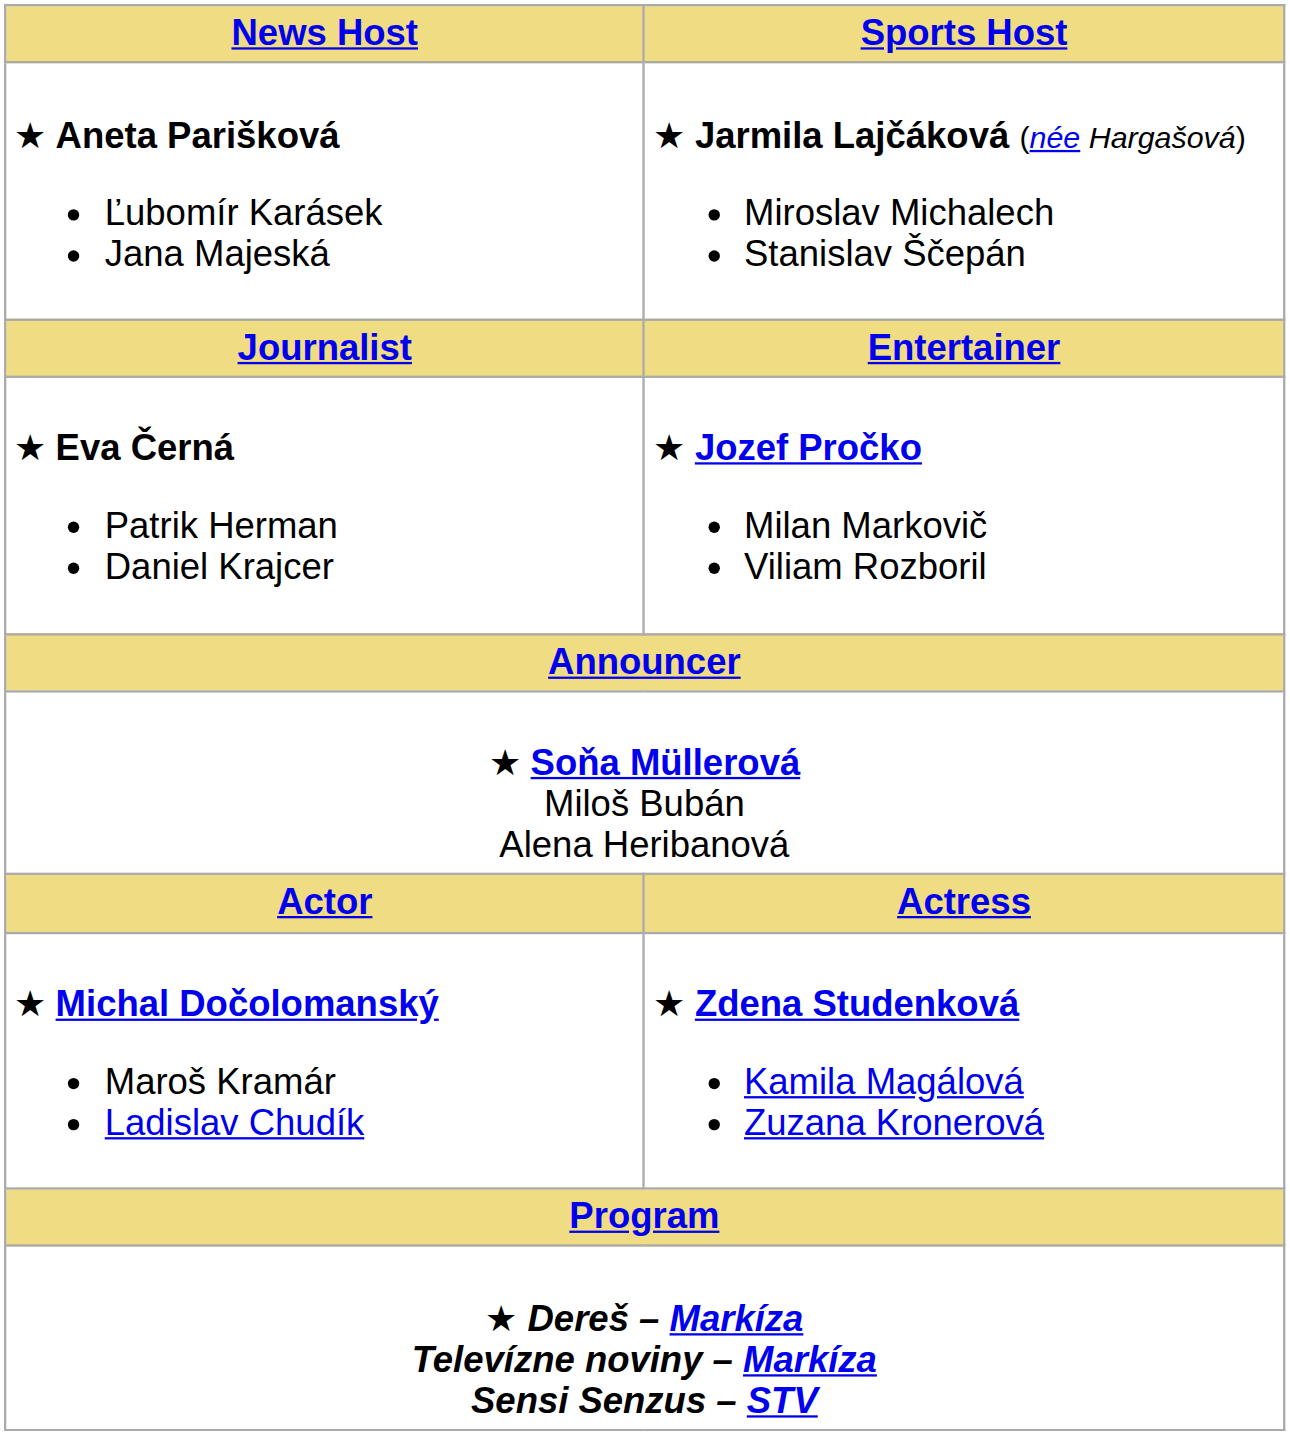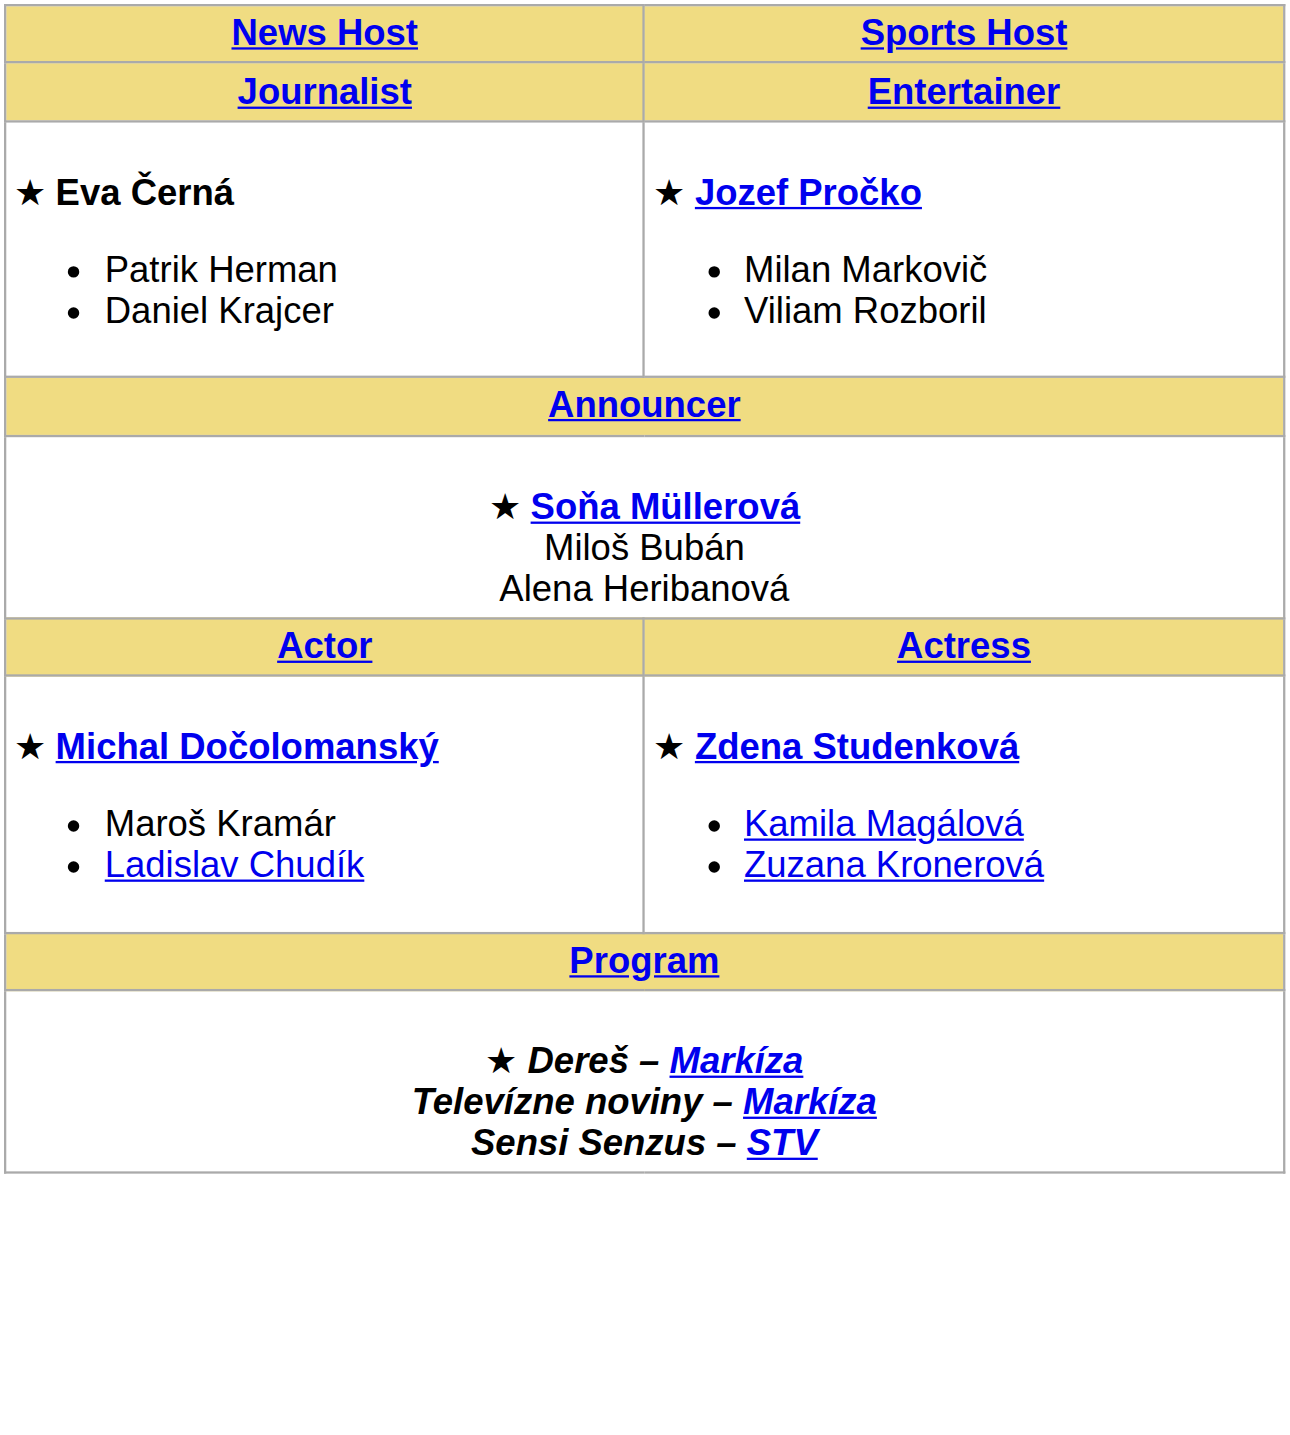- row: (325, 195)
